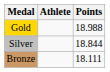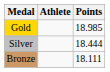(89, 28) 18.988 -> (89, 28) 18.985
(89, 43) 18.844 -> (89, 43) 18.444
